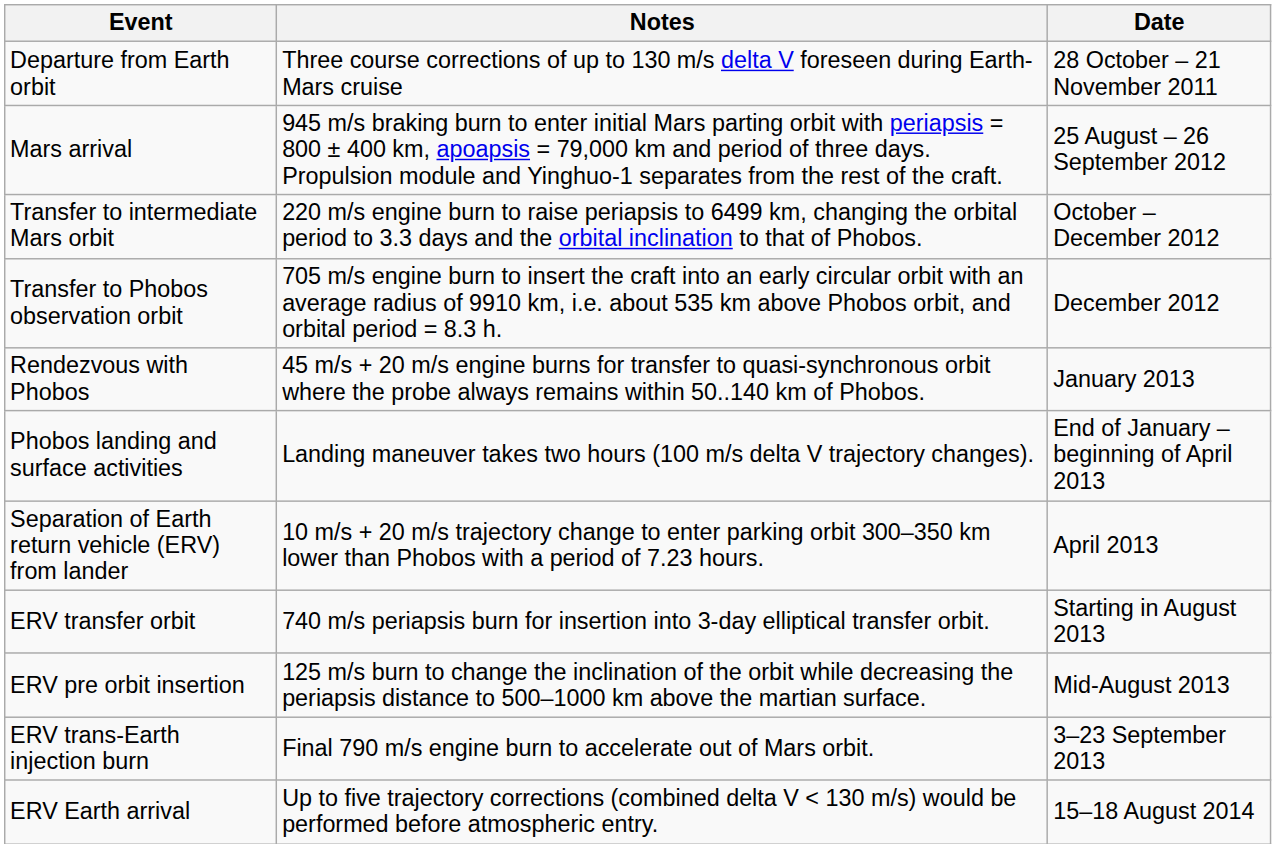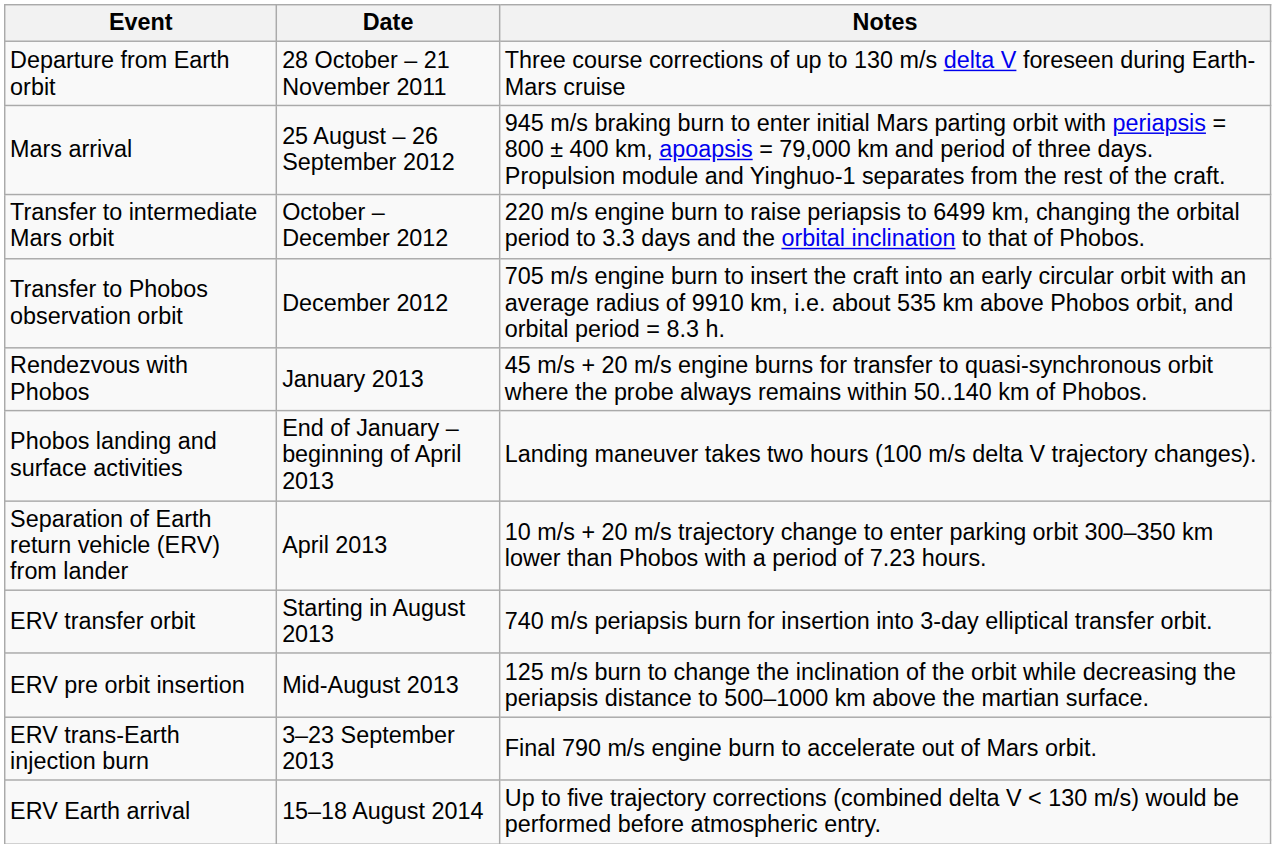columns swapped: (1159, 23) <-> (662, 23)
